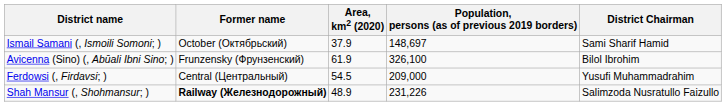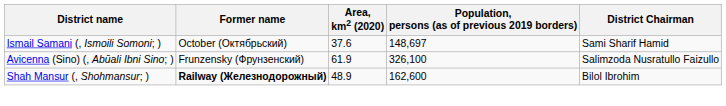(341, 43) 37.9 -> (341, 43) 37.6
(611, 60) Bilol Ibrohim -> (651, 60) Salimzoda Nusratullo Faizullo
- row: (57, 76)
(408, 93) 231,226 -> (408, 76) 162,600
(651, 93) Salimzoda Nusratullo Faizullo -> (611, 76) Bilol Ibrohim
